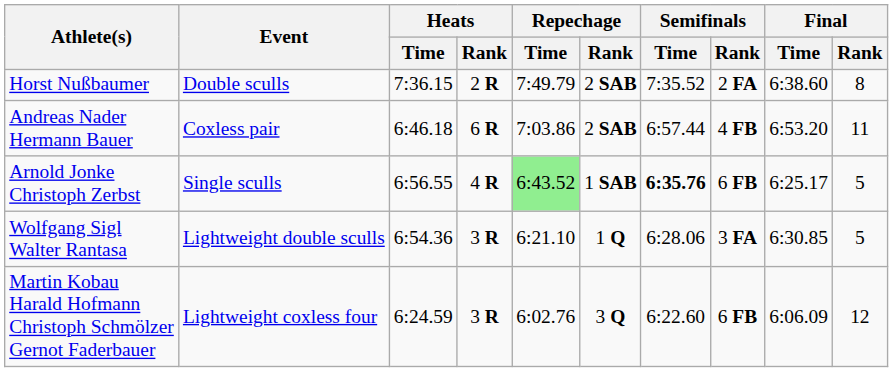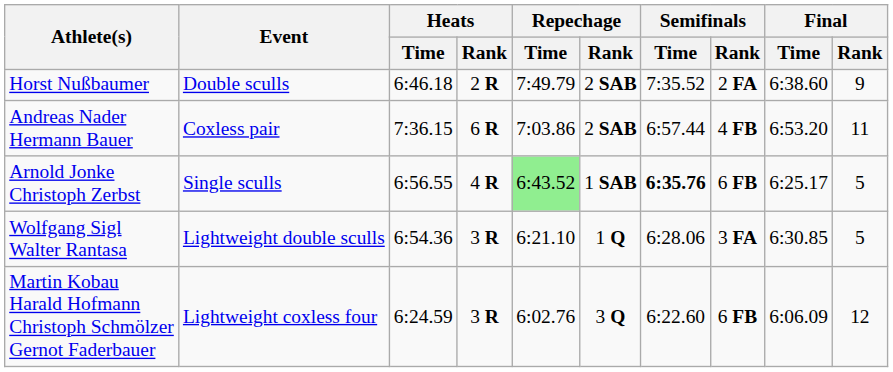(423, 85) 7:36.15 -> (423, 85) 6:46.18
(860, 85) 8 -> (860, 85) 9
(423, 128) 6:46.18 -> (423, 128) 7:36.15
